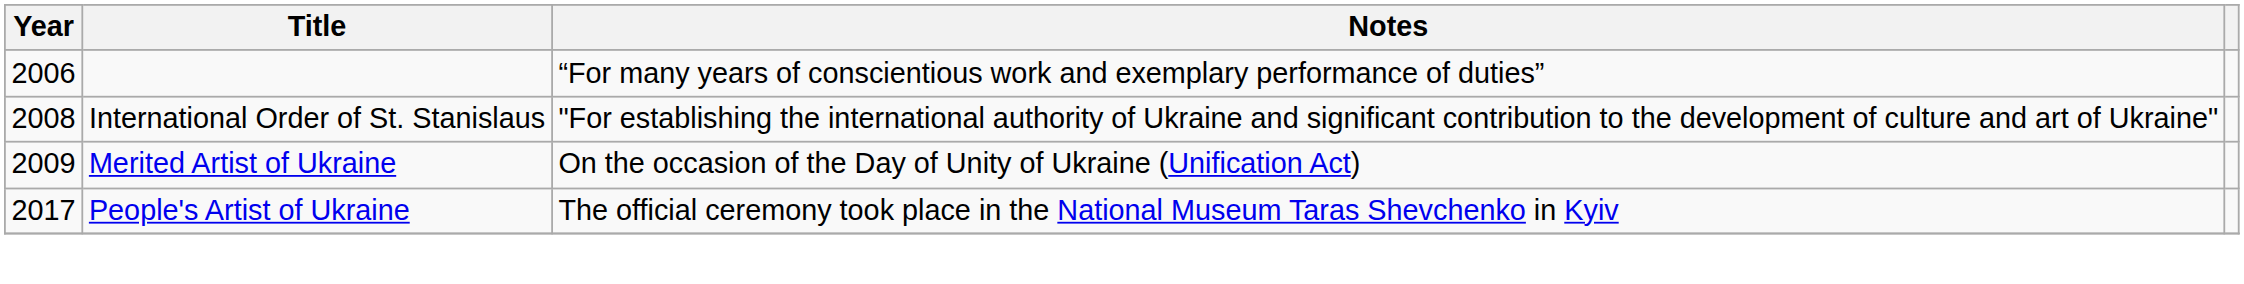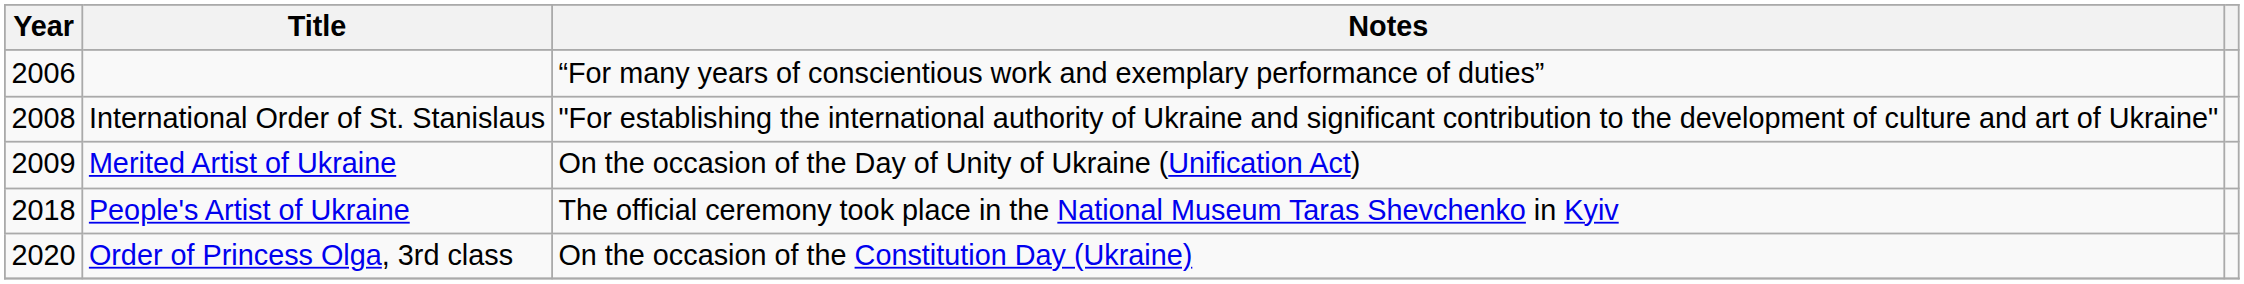(44, 210) 2017 -> (44, 210) 2018
+ row: (301, 255)
